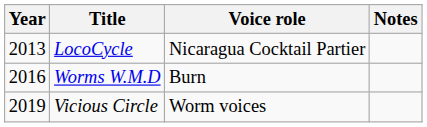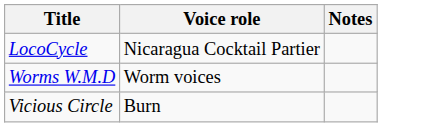- column: (27, 19)
(187, 77) Burn -> (172, 77) Worm voices
(218, 106) Worm voices -> (142, 106) Burn
